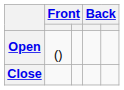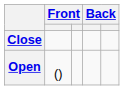rows swapped: (25, 74) <-> (25, 47)
